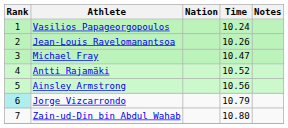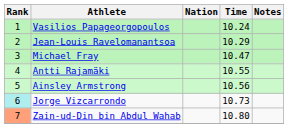(236, 41) 10.26 -> (236, 41) 10.29
(236, 71) 10.52 -> (236, 71) 10.55
(236, 101) 10.79 -> (236, 101) 10.73
(17, 116) no background -> (17, 116) lightsalmon background
